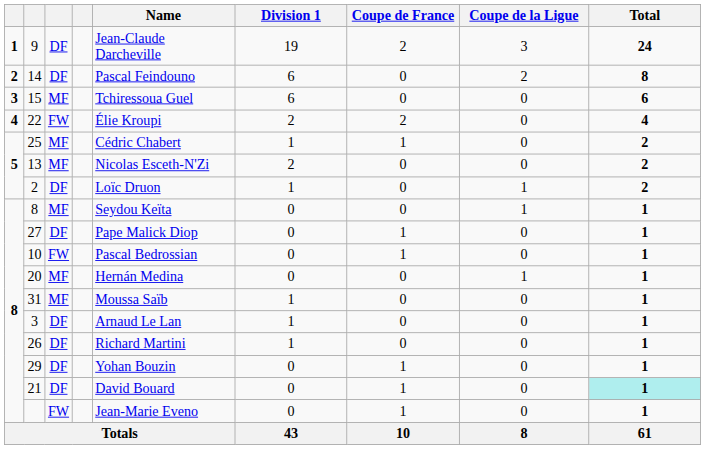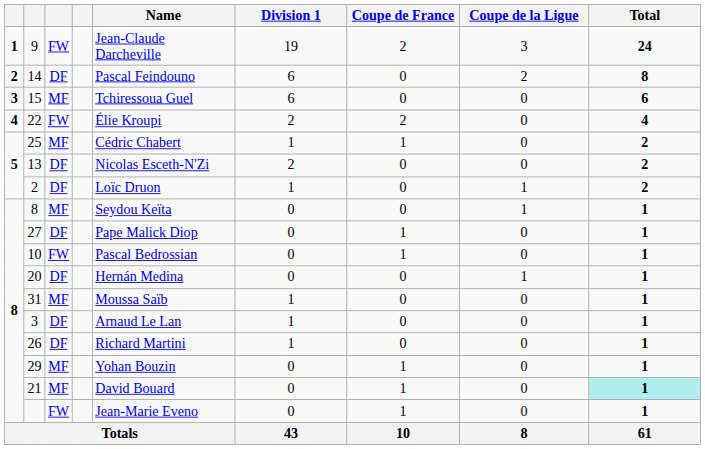(58, 45) DF -> (59, 45) FW
(59, 165) MF -> (58, 165) DF
(59, 277) MF -> (58, 277) DF
(58, 366) DF -> (59, 366) MF
(58, 388) DF -> (59, 388) MF
